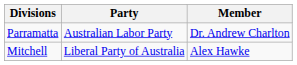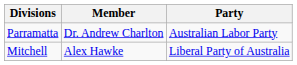columns swapped: (240, 13) <-> (124, 13)
